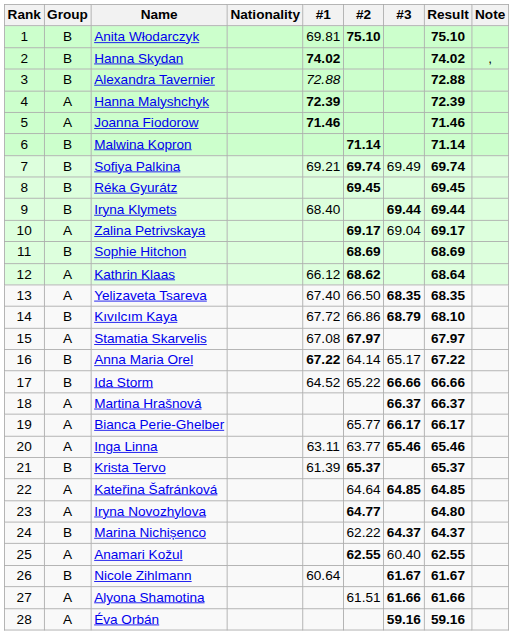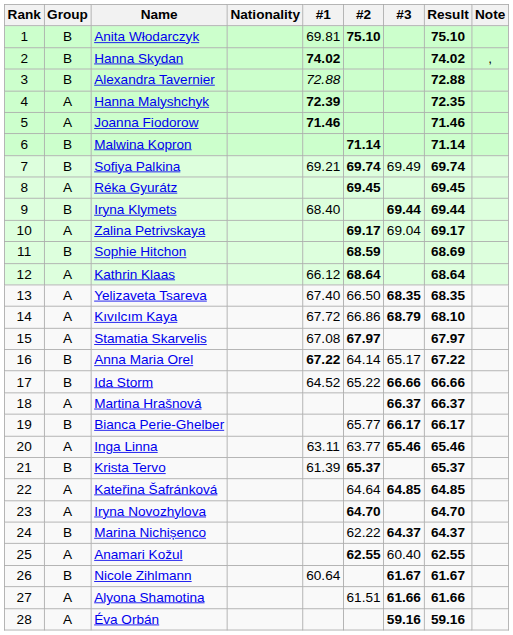(448, 101) 72.39 -> (448, 101) 72.35
(67, 187) B -> (67, 187) A
(364, 252) 68.69 -> (364, 252) 68.59
(364, 274) 68.62 -> (364, 274) 68.64
(67, 317) B -> (67, 317) A
(67, 425) A -> (67, 425) B
(364, 511) 64.77 -> (364, 511) 64.70
(448, 511) 64.80 -> (448, 511) 64.70
